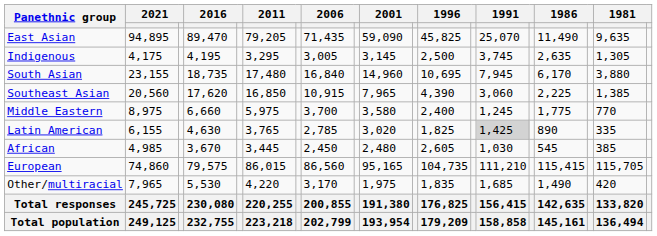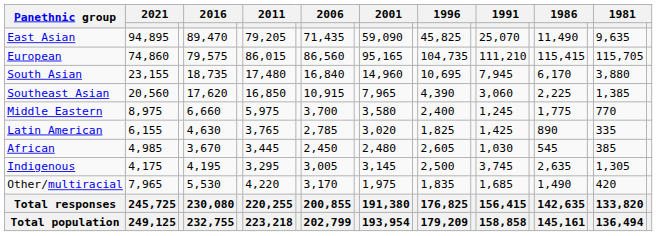rows swapped: (34, 166) <-> (41, 56)
(496, 130) lightgrey background -> (496, 130) no background
